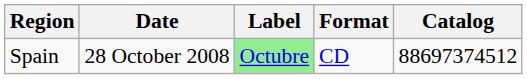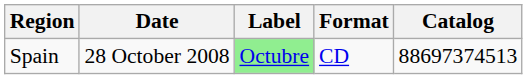(458, 55) 88697374512 -> (458, 55) 88697374513
